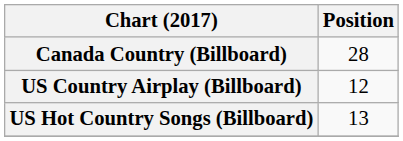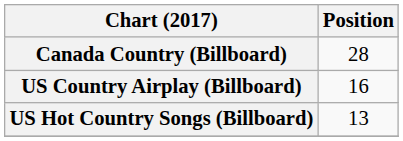(358, 86) 12 -> (358, 86) 16
